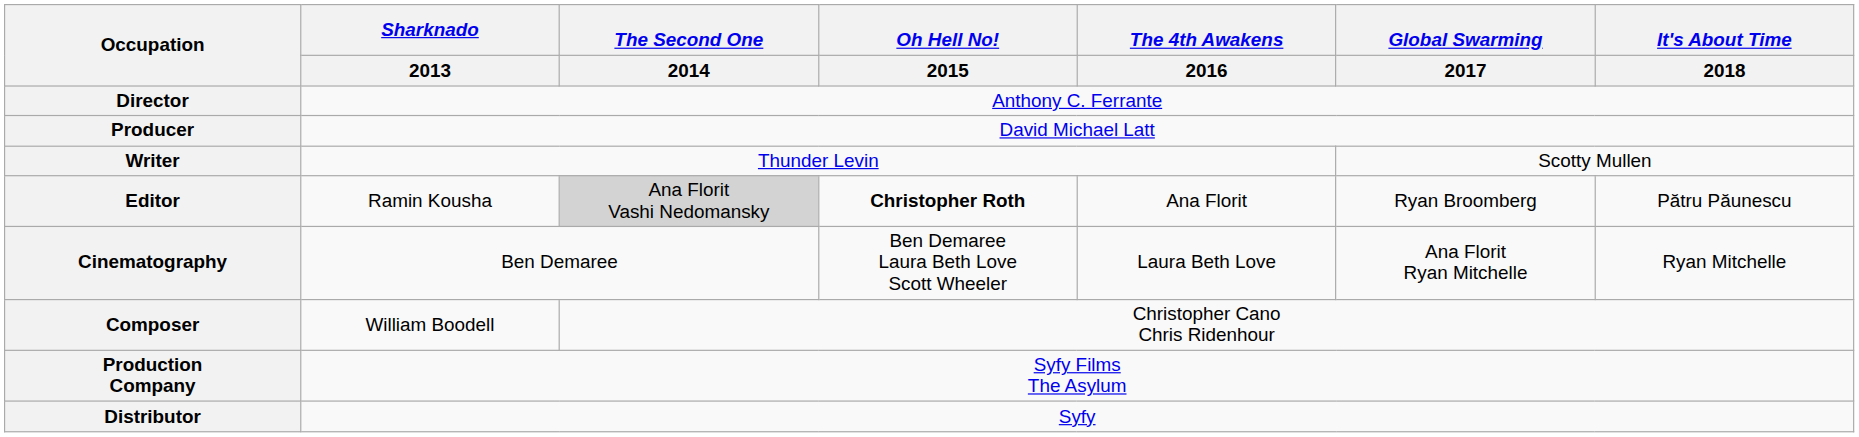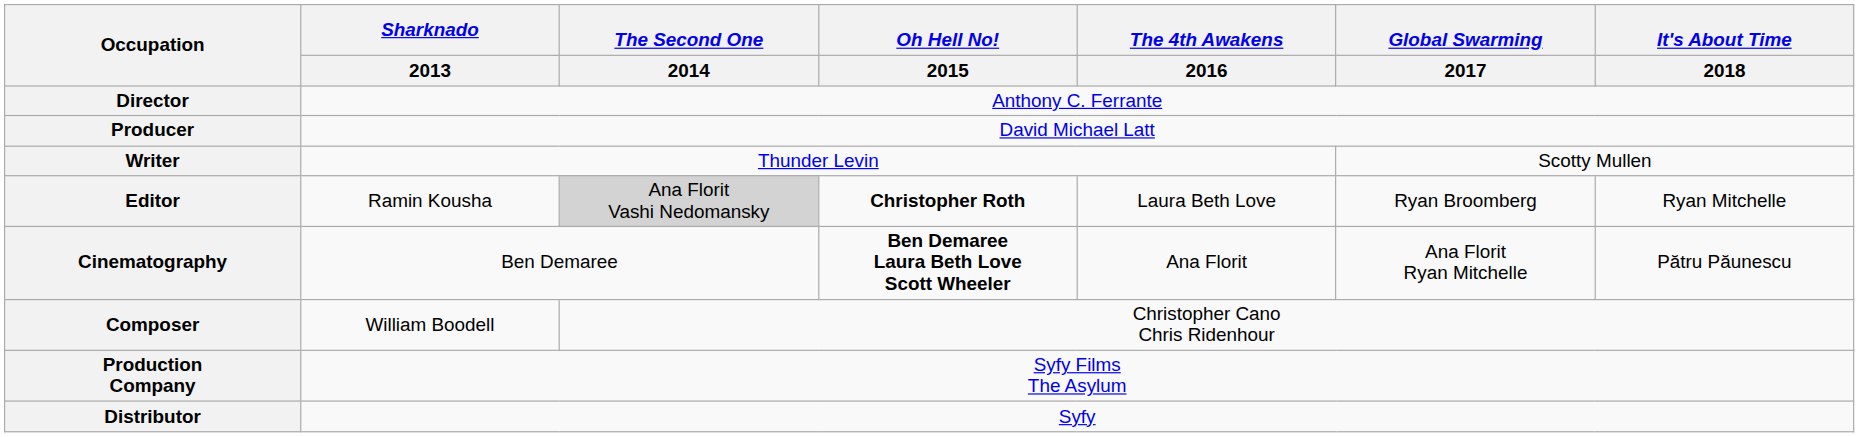(1207, 201) Ana Florit -> (1207, 201) Laura Beth Love
(1724, 201) Pătru Păunescu -> (1724, 201) Ryan Mitchelle
(948, 262) normal -> (948, 262) bold
(1207, 262) Laura Beth Love -> (1207, 262) Ana Florit
(1724, 262) Ryan Mitchelle -> (1724, 262) Pătru Păunescu
